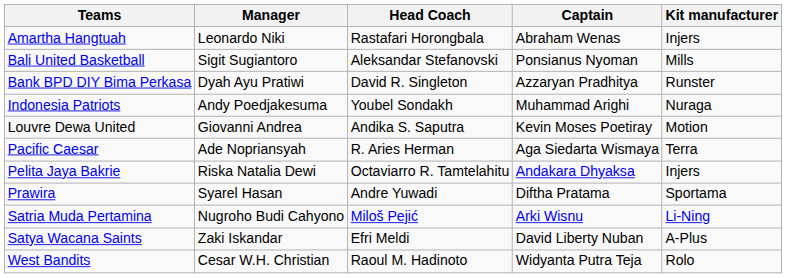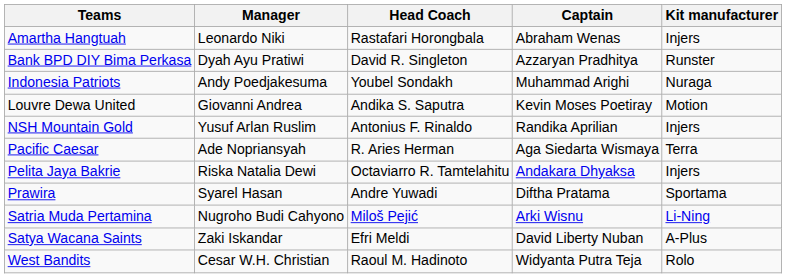- row: (76, 60)
+ row: (70, 127)
